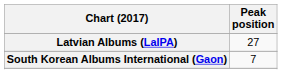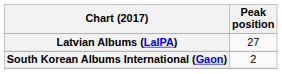(253, 59) 7 -> (253, 59) 2
